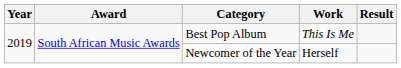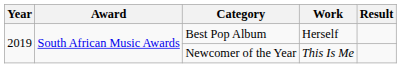(328, 33) This Is Me -> (320, 33) Herself
(320, 53) Herself -> (328, 53) This Is Me
